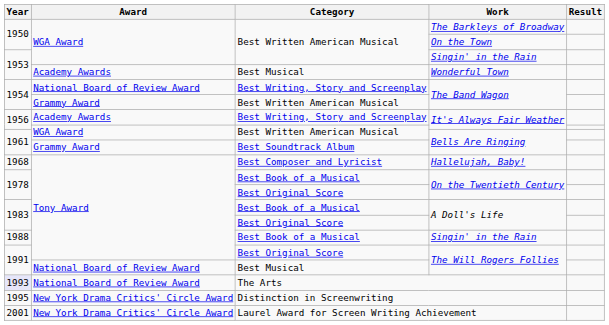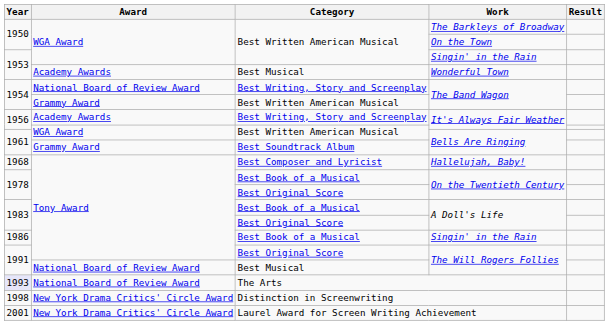(18, 238) 1988 -> (18, 238) 1986
(18, 298) 1995 -> (18, 298) 1998
